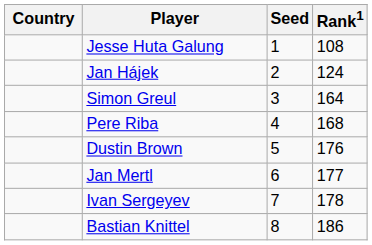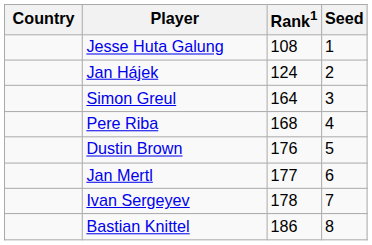columns swapped: (340, 19) <-> (290, 19)
